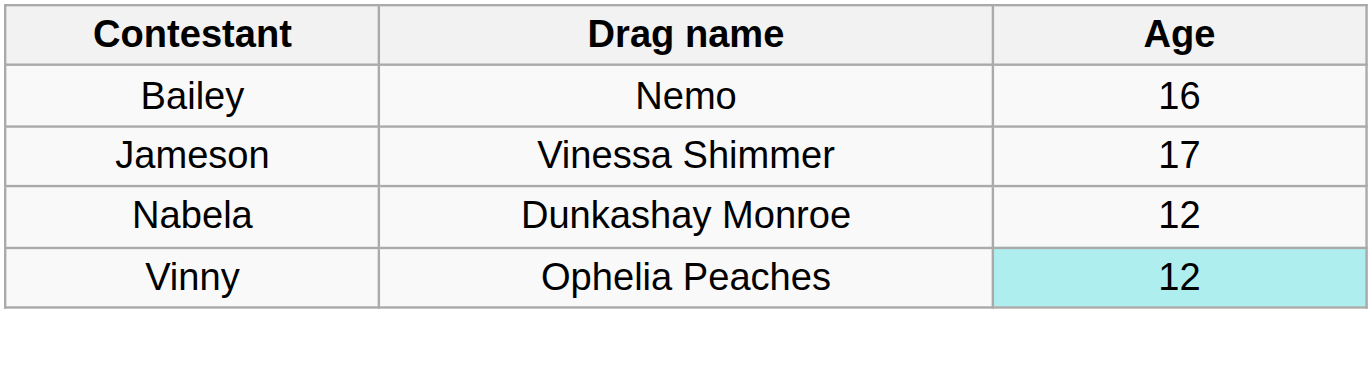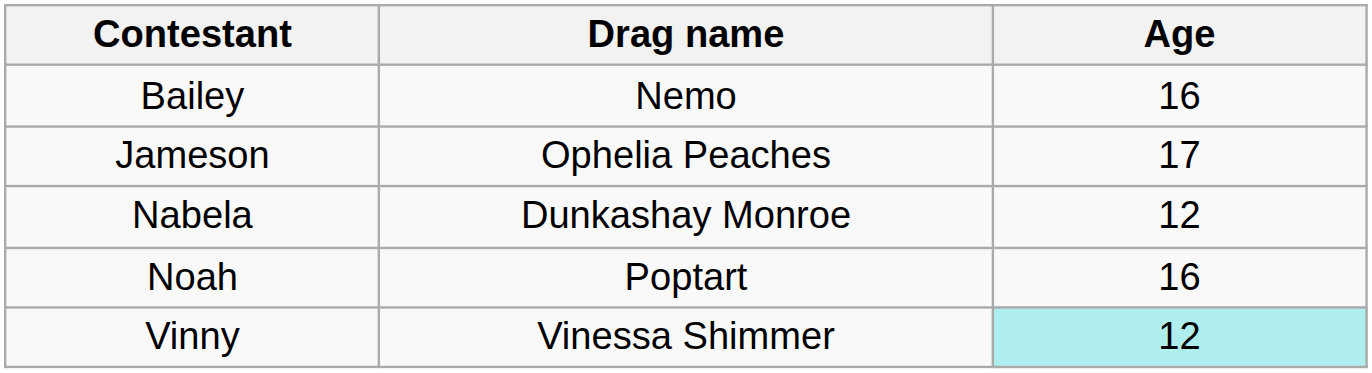(686, 155) Vinessa Shimmer -> (686, 155) Ophelia Peaches
+ row: (192, 276)
(686, 276) Ophelia Peaches -> (686, 336) Vinessa Shimmer
